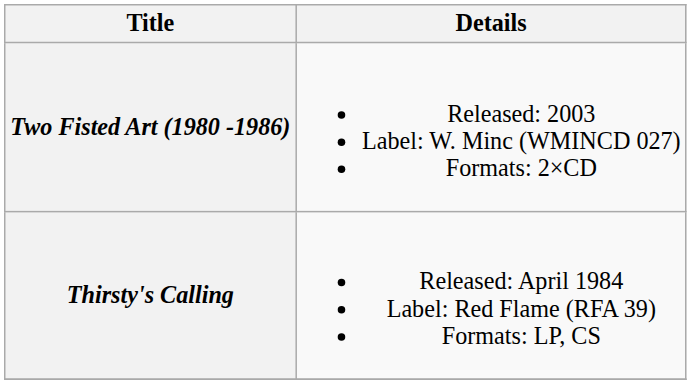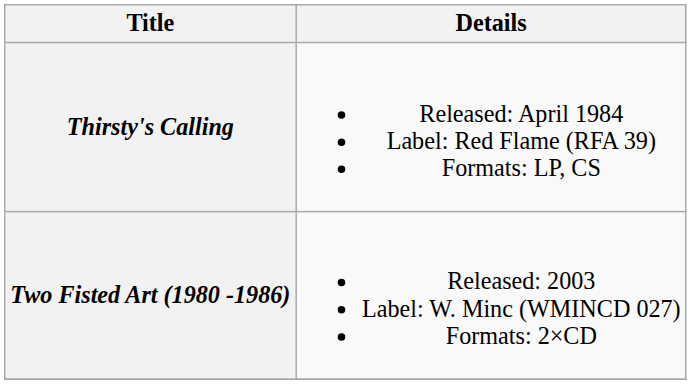rows swapped: (150, 295) <-> (150, 126)
